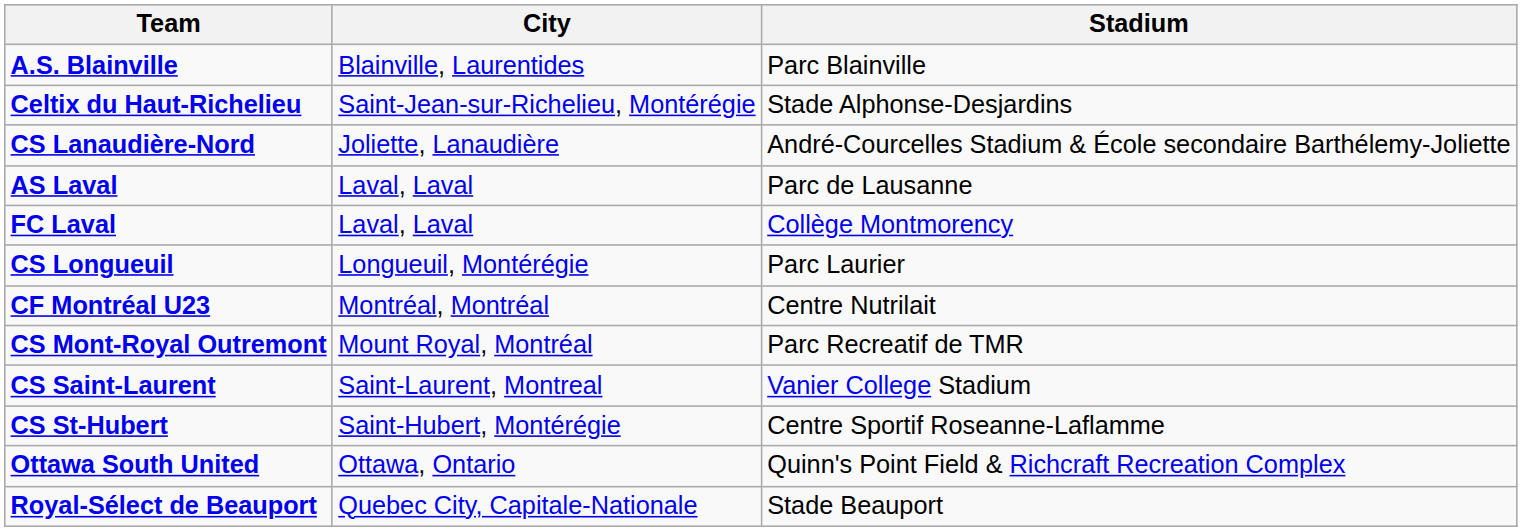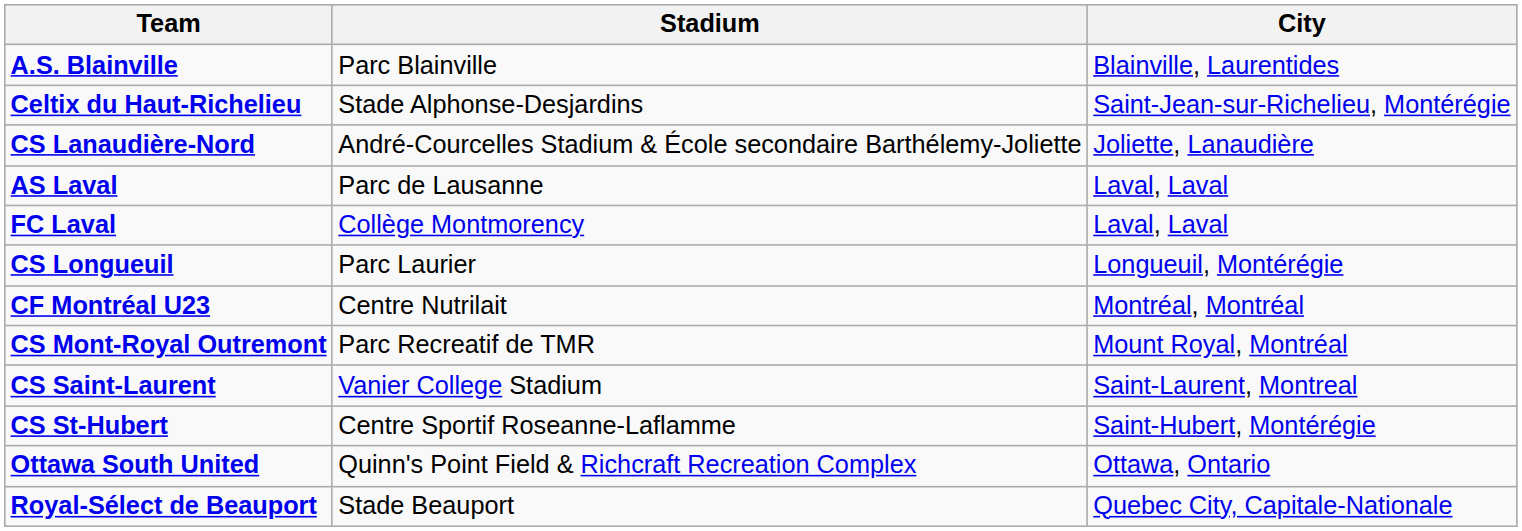columns swapped: (547, 24) <-> (1139, 24)
